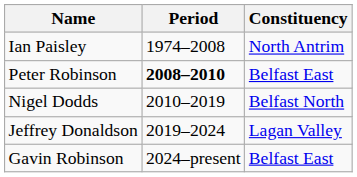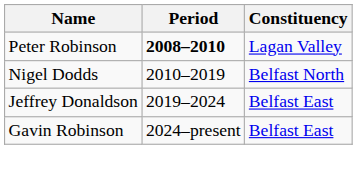- row: (47, 46)
(291, 74) Belfast East -> (295, 46) Lagan Valley
(295, 130) Lagan Valley -> (291, 102) Belfast East
